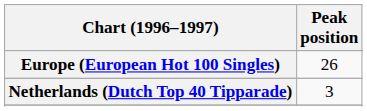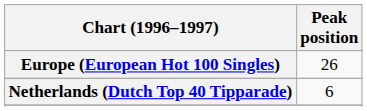(329, 91) 3 -> (329, 91) 6
